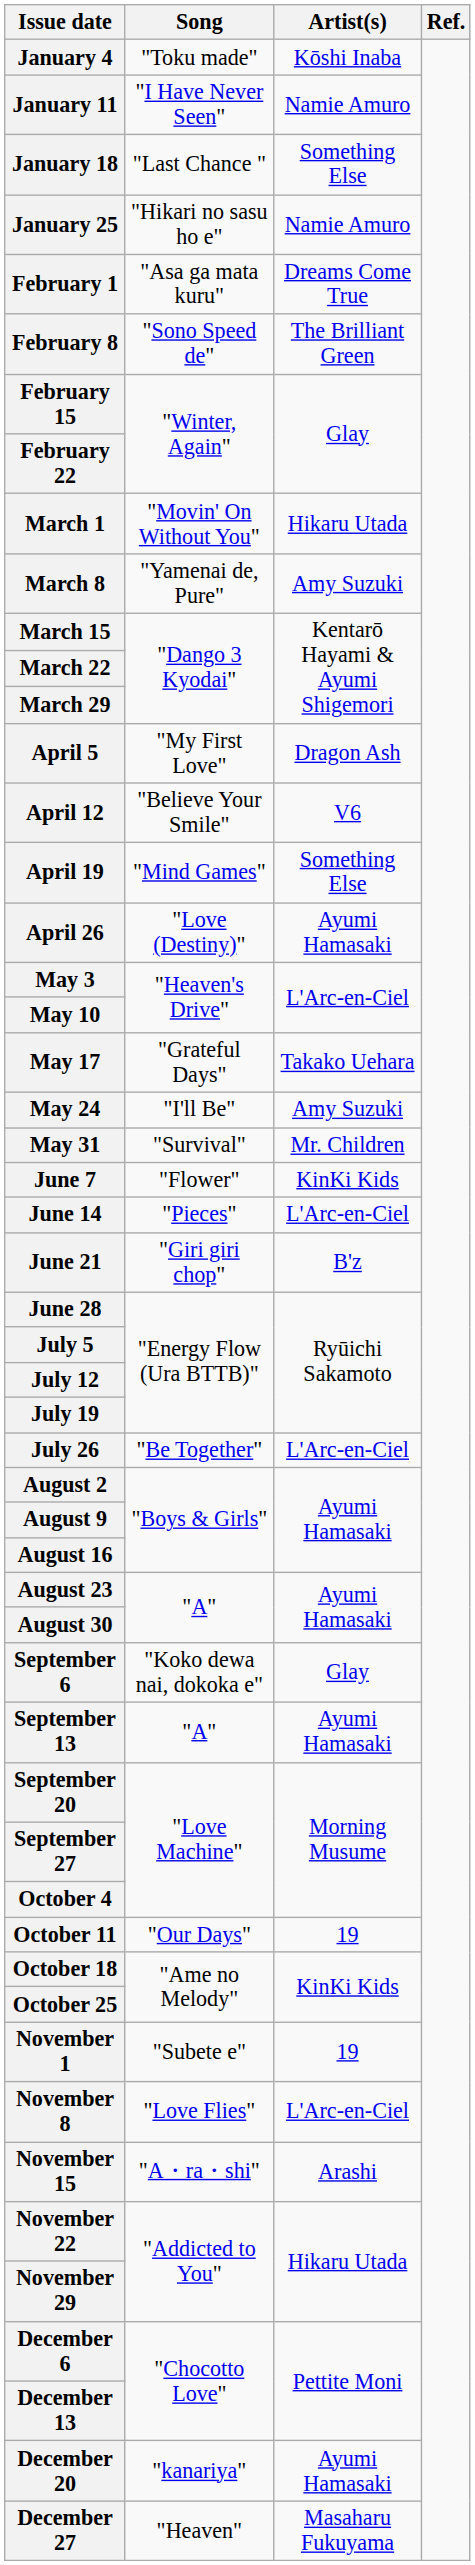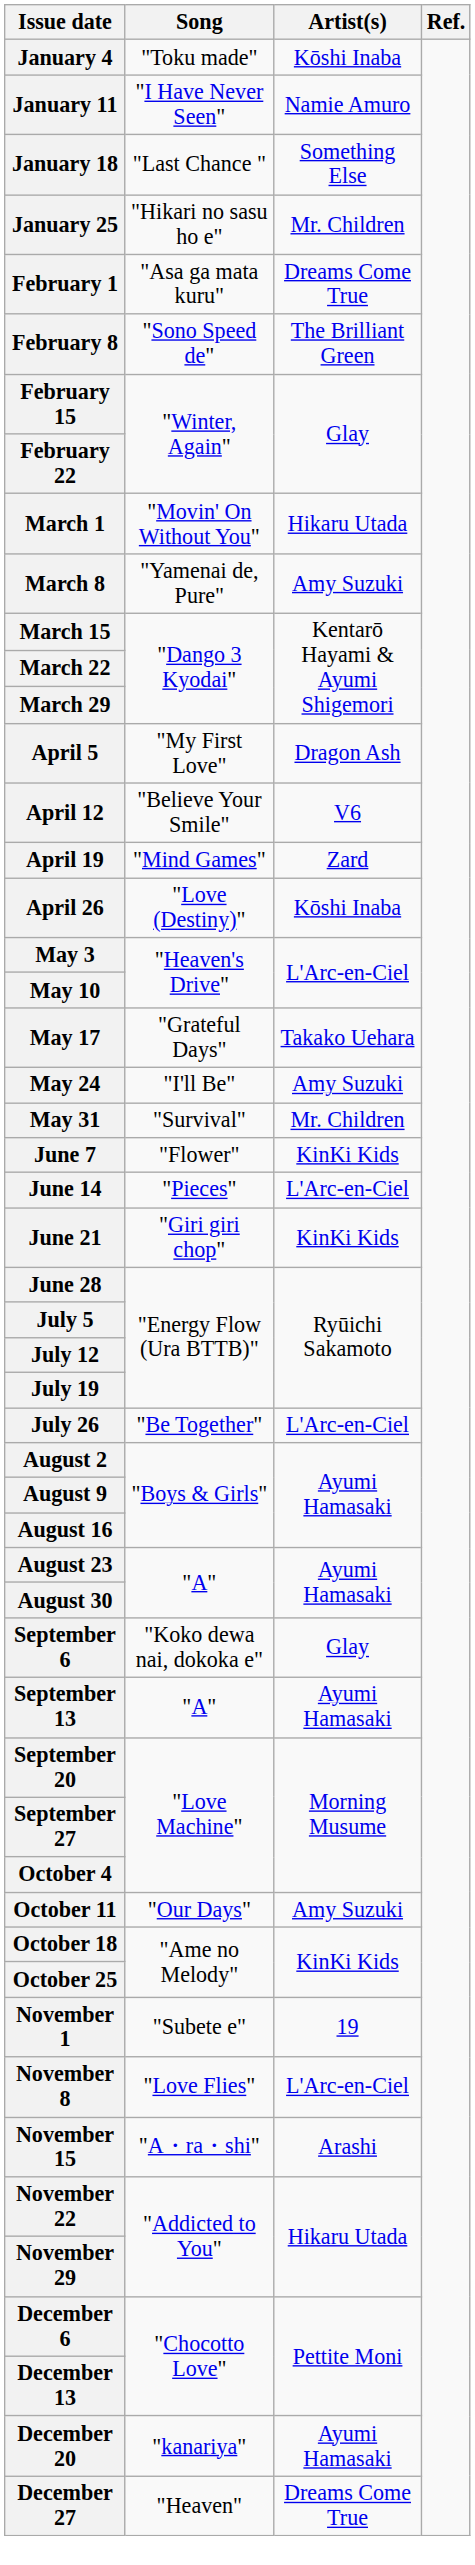(348, 224) Namie Amuro -> (348, 224) Mr. Children
(348, 872) Something Else -> (348, 860) Zard
(348, 932) Ayumi Hamasaki -> (348, 907) Kōshi Inaba
(348, 1262) B'z -> (348, 1237) KinKi Kids
(348, 1934) 19 -> (348, 1909) Amy Suzuki
(348, 2530) Masaharu Fukuyama -> (348, 2505) Dreams Come True
